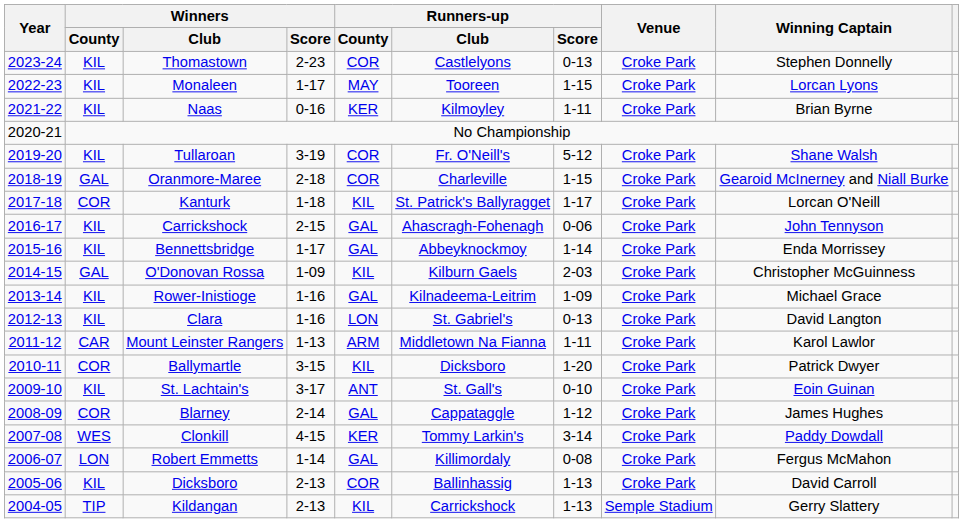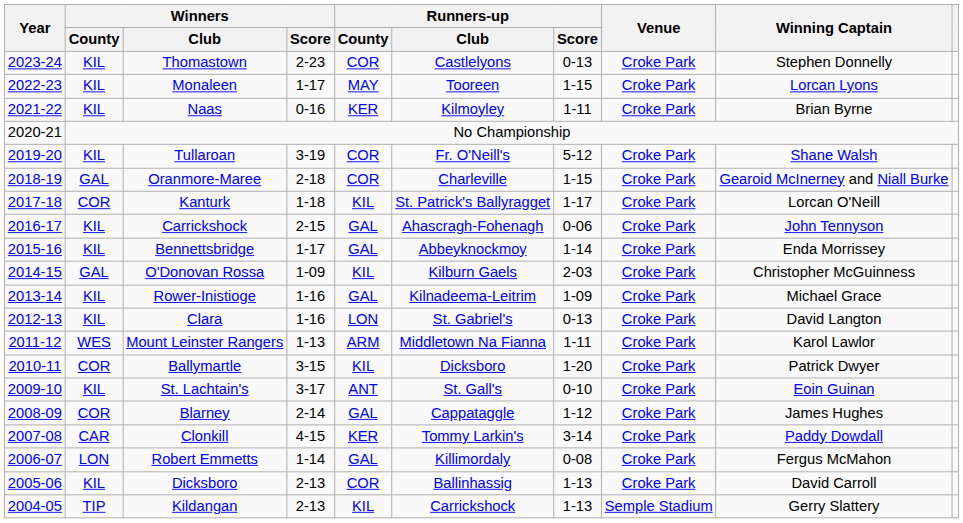(94, 343) CAR -> (94, 343) WES
(94, 436) WES -> (94, 436) CAR
